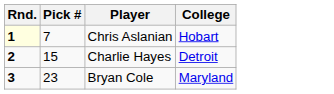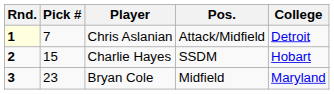+ column: (222, 15)
(199, 36) Hobart -> (291, 36) Detroit
(198, 57) Detroit -> (291, 57) Hobart
